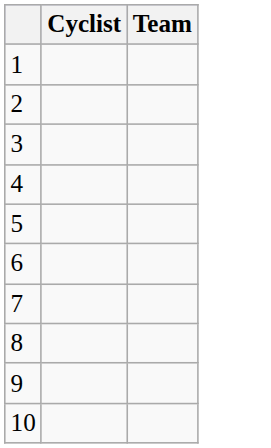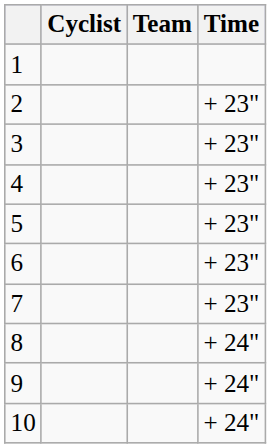+ column: (231, 24)
